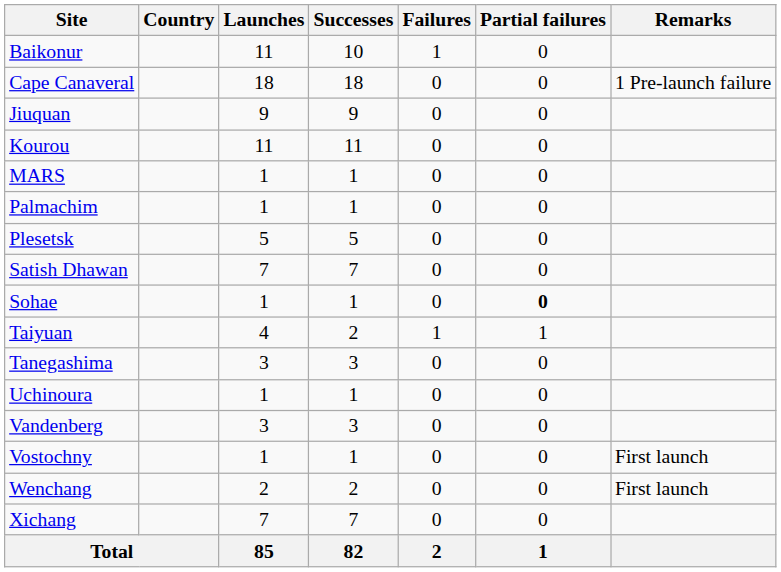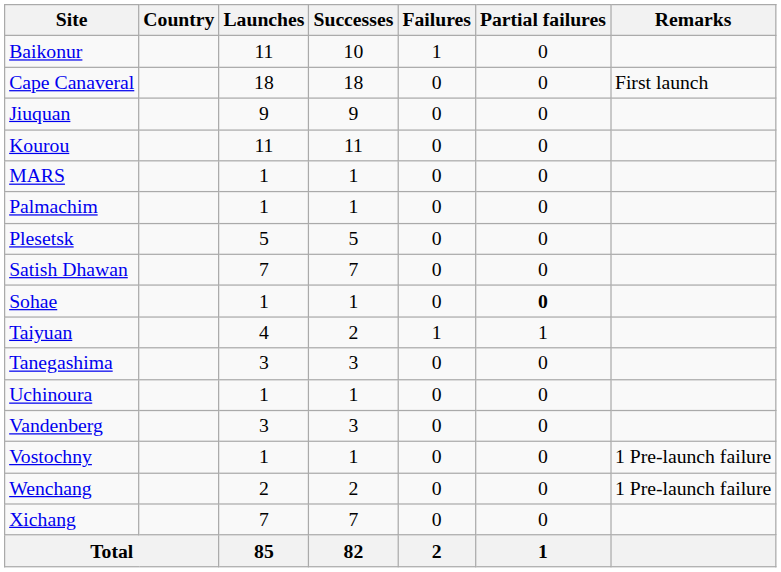(693, 82) 1 Pre-launch failure -> (662, 82) First launch
(662, 457) First launch -> (693, 457) 1 Pre-launch failure
(662, 488) First launch -> (693, 488) 1 Pre-launch failure
